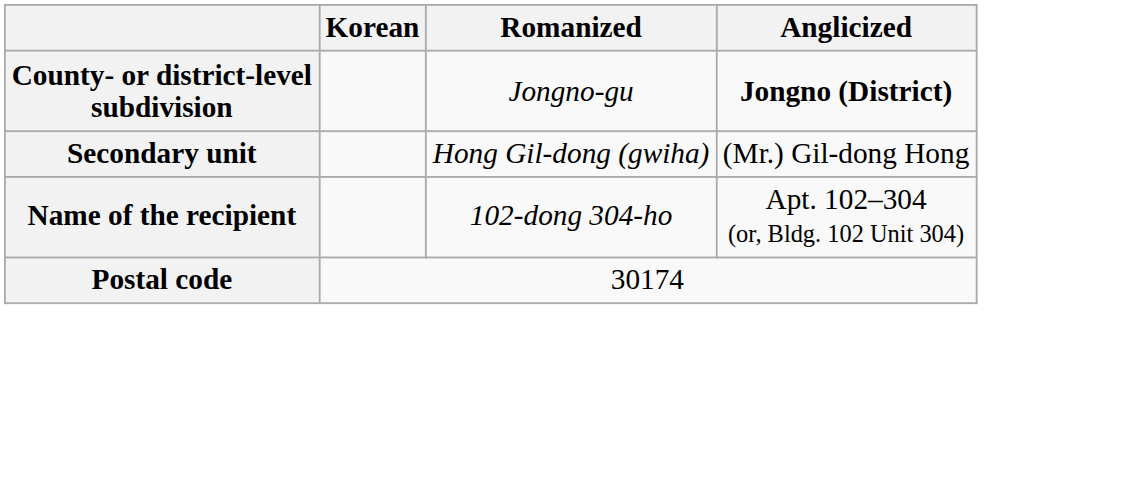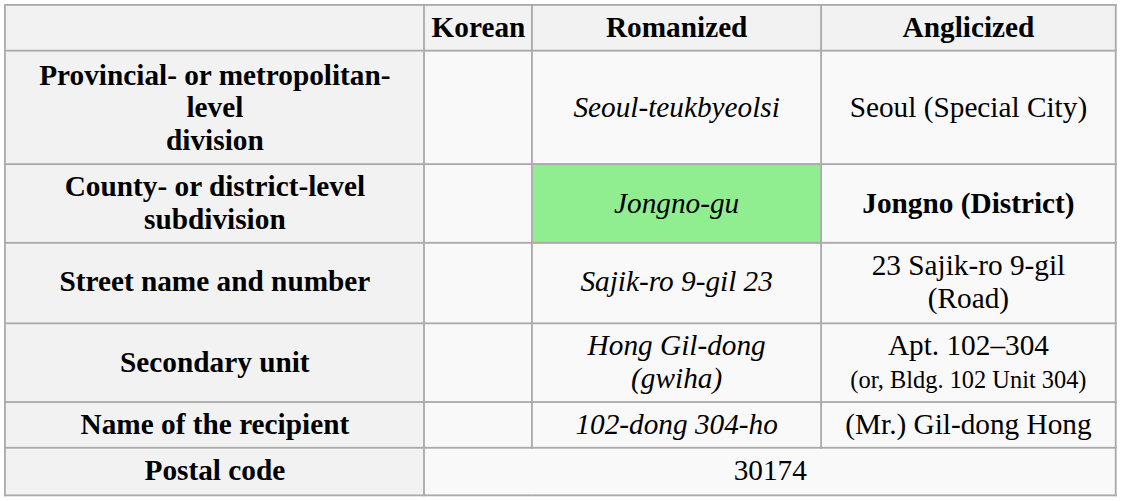+ row: (215, 107)
(571, 90) no background -> (677, 202) lightgreen background
+ row: (215, 282)
(846, 153) (Mr.) Gil-dong Hong -> (968, 361) Apt. 102–304 (or, Bldg. 102 Unit 304)
(846, 216) Apt. 102–304 (or, Bldg. 102 Unit 304) -> (968, 424) (Mr.) Gil-dong Hong
